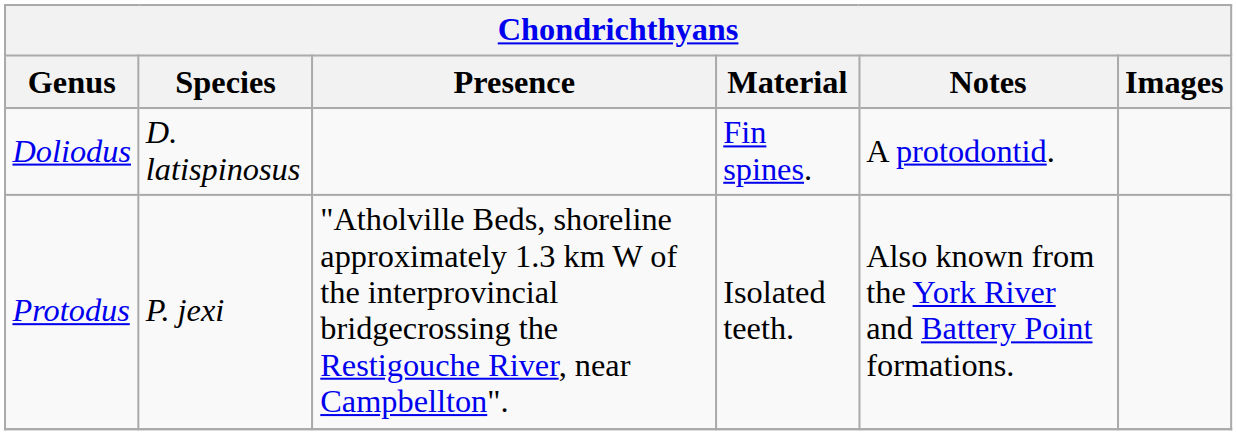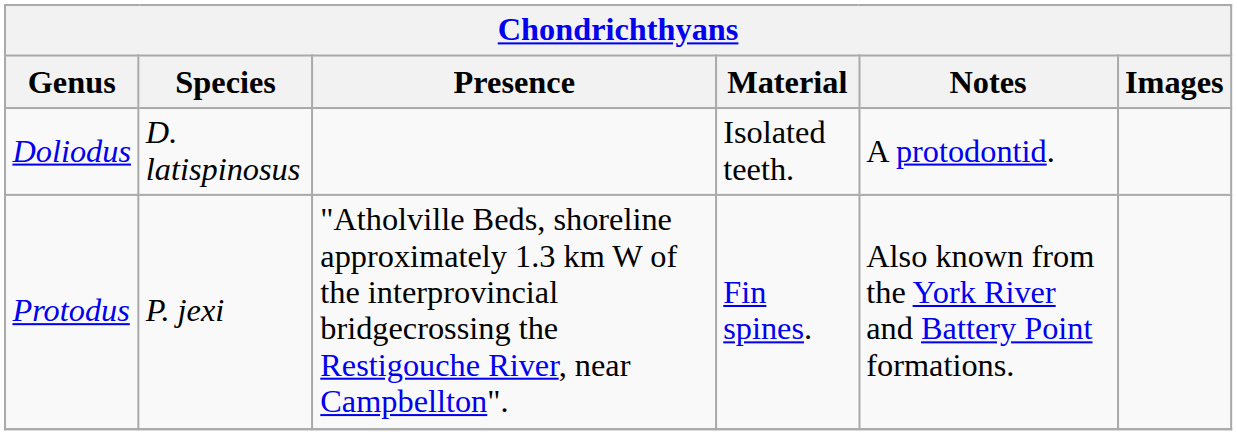(768, 150) Fin spines. -> (774, 150) Isolated teeth.
(774, 311) Isolated teeth. -> (768, 311) Fin spines.
